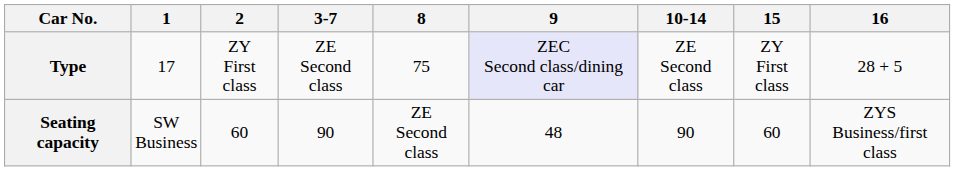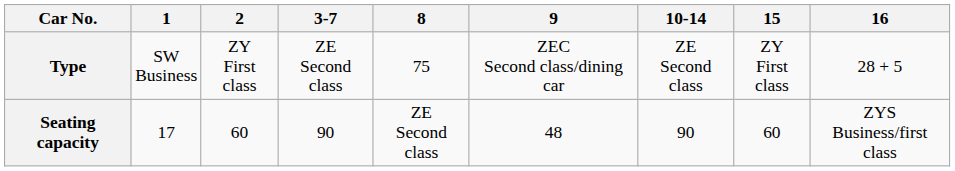(166, 65) 17 -> (166, 65) SW Business
(554, 65) lavender background -> (554, 65) no background
(166, 132) SW Business -> (166, 132) 17
